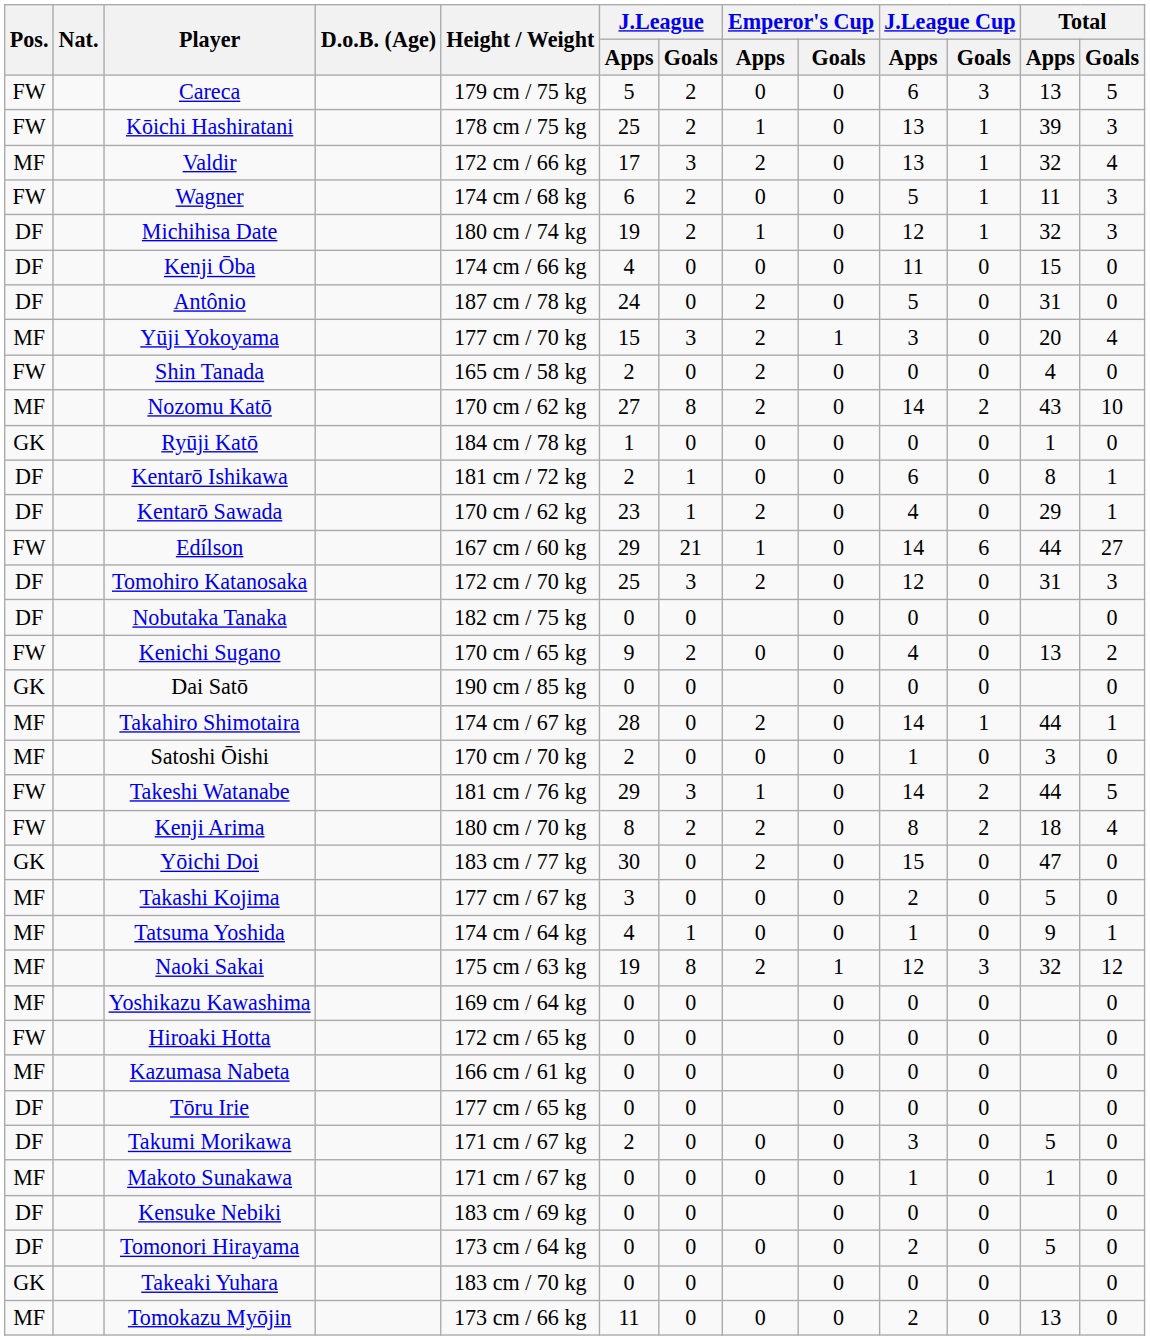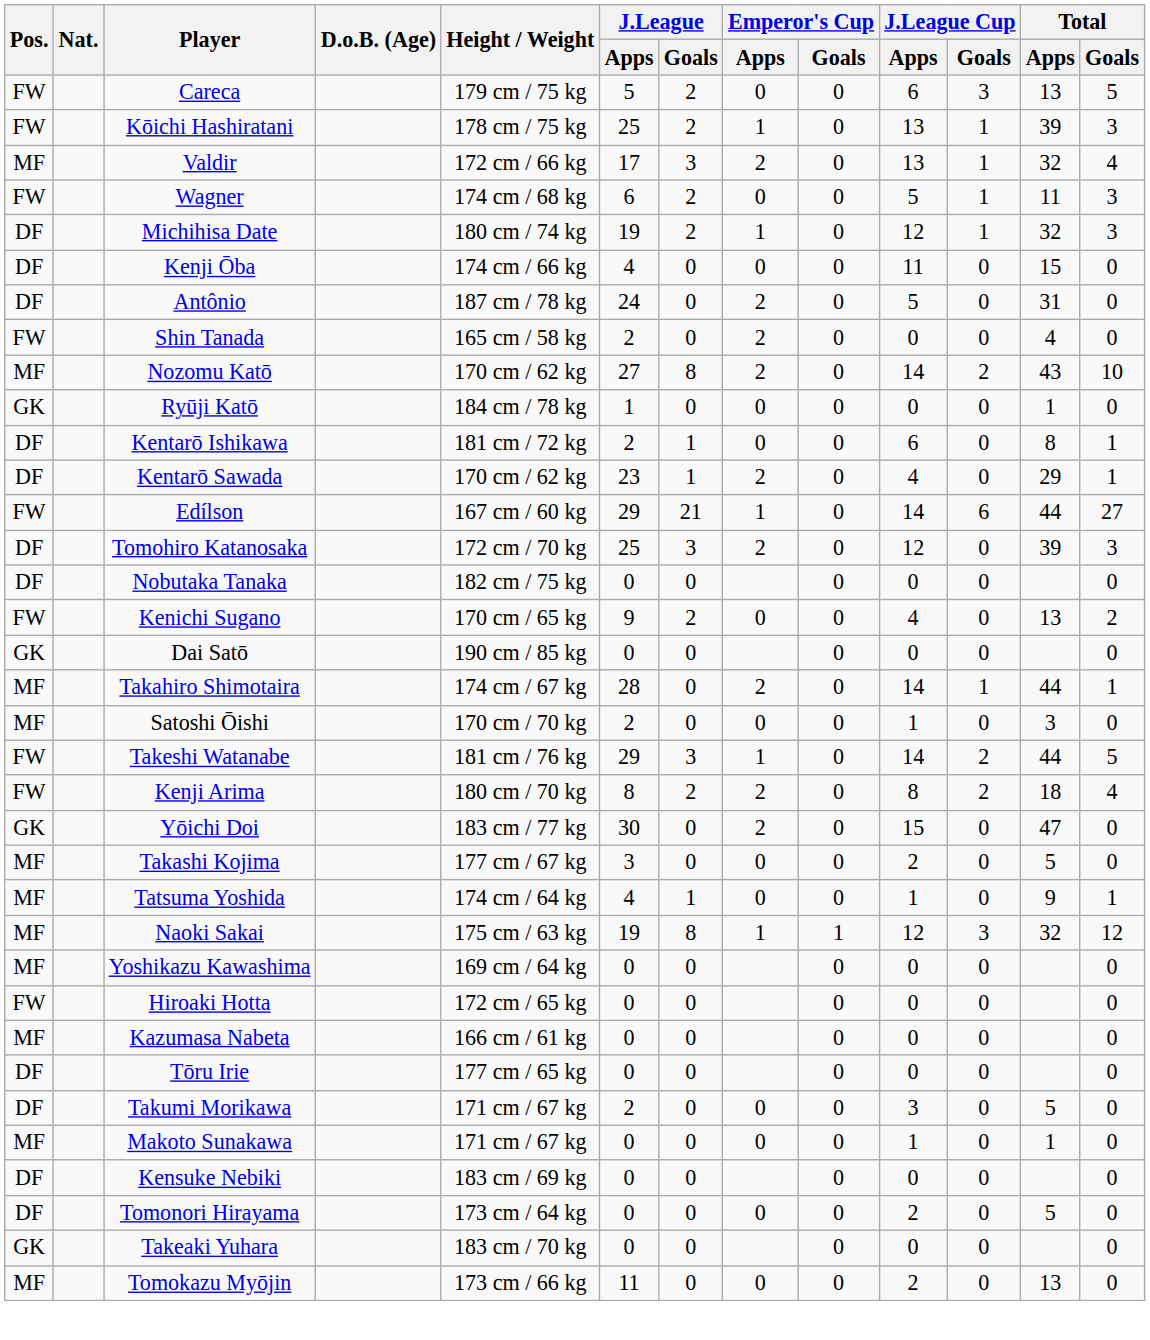- row: (210, 337)
(1050, 582) 31 -> (1050, 547) 39
(760, 967) 2 -> (760, 932) 1
